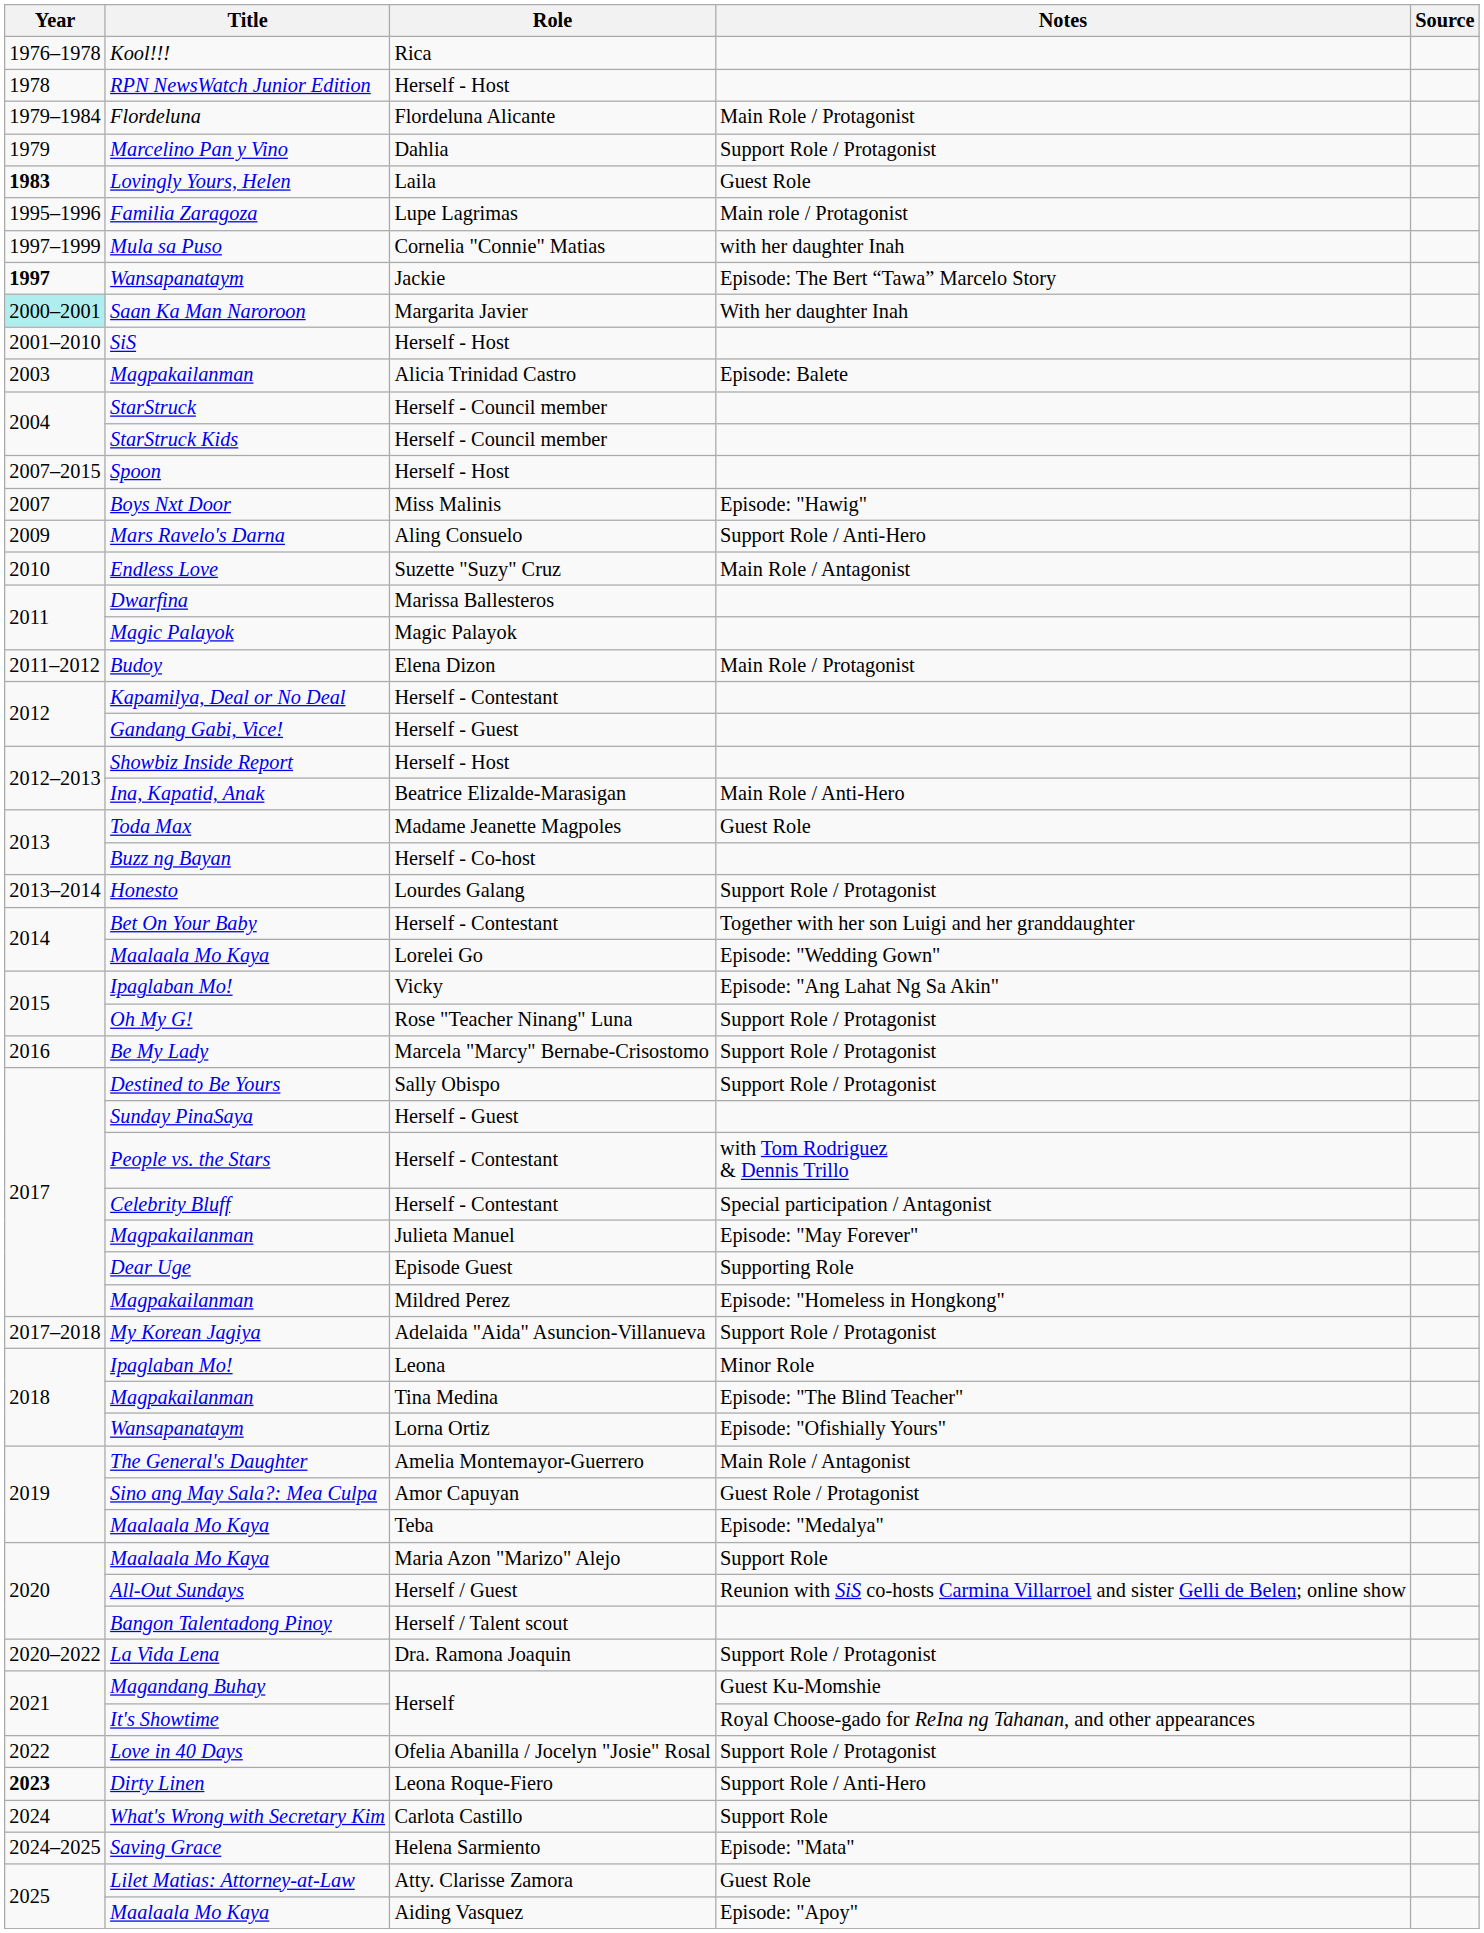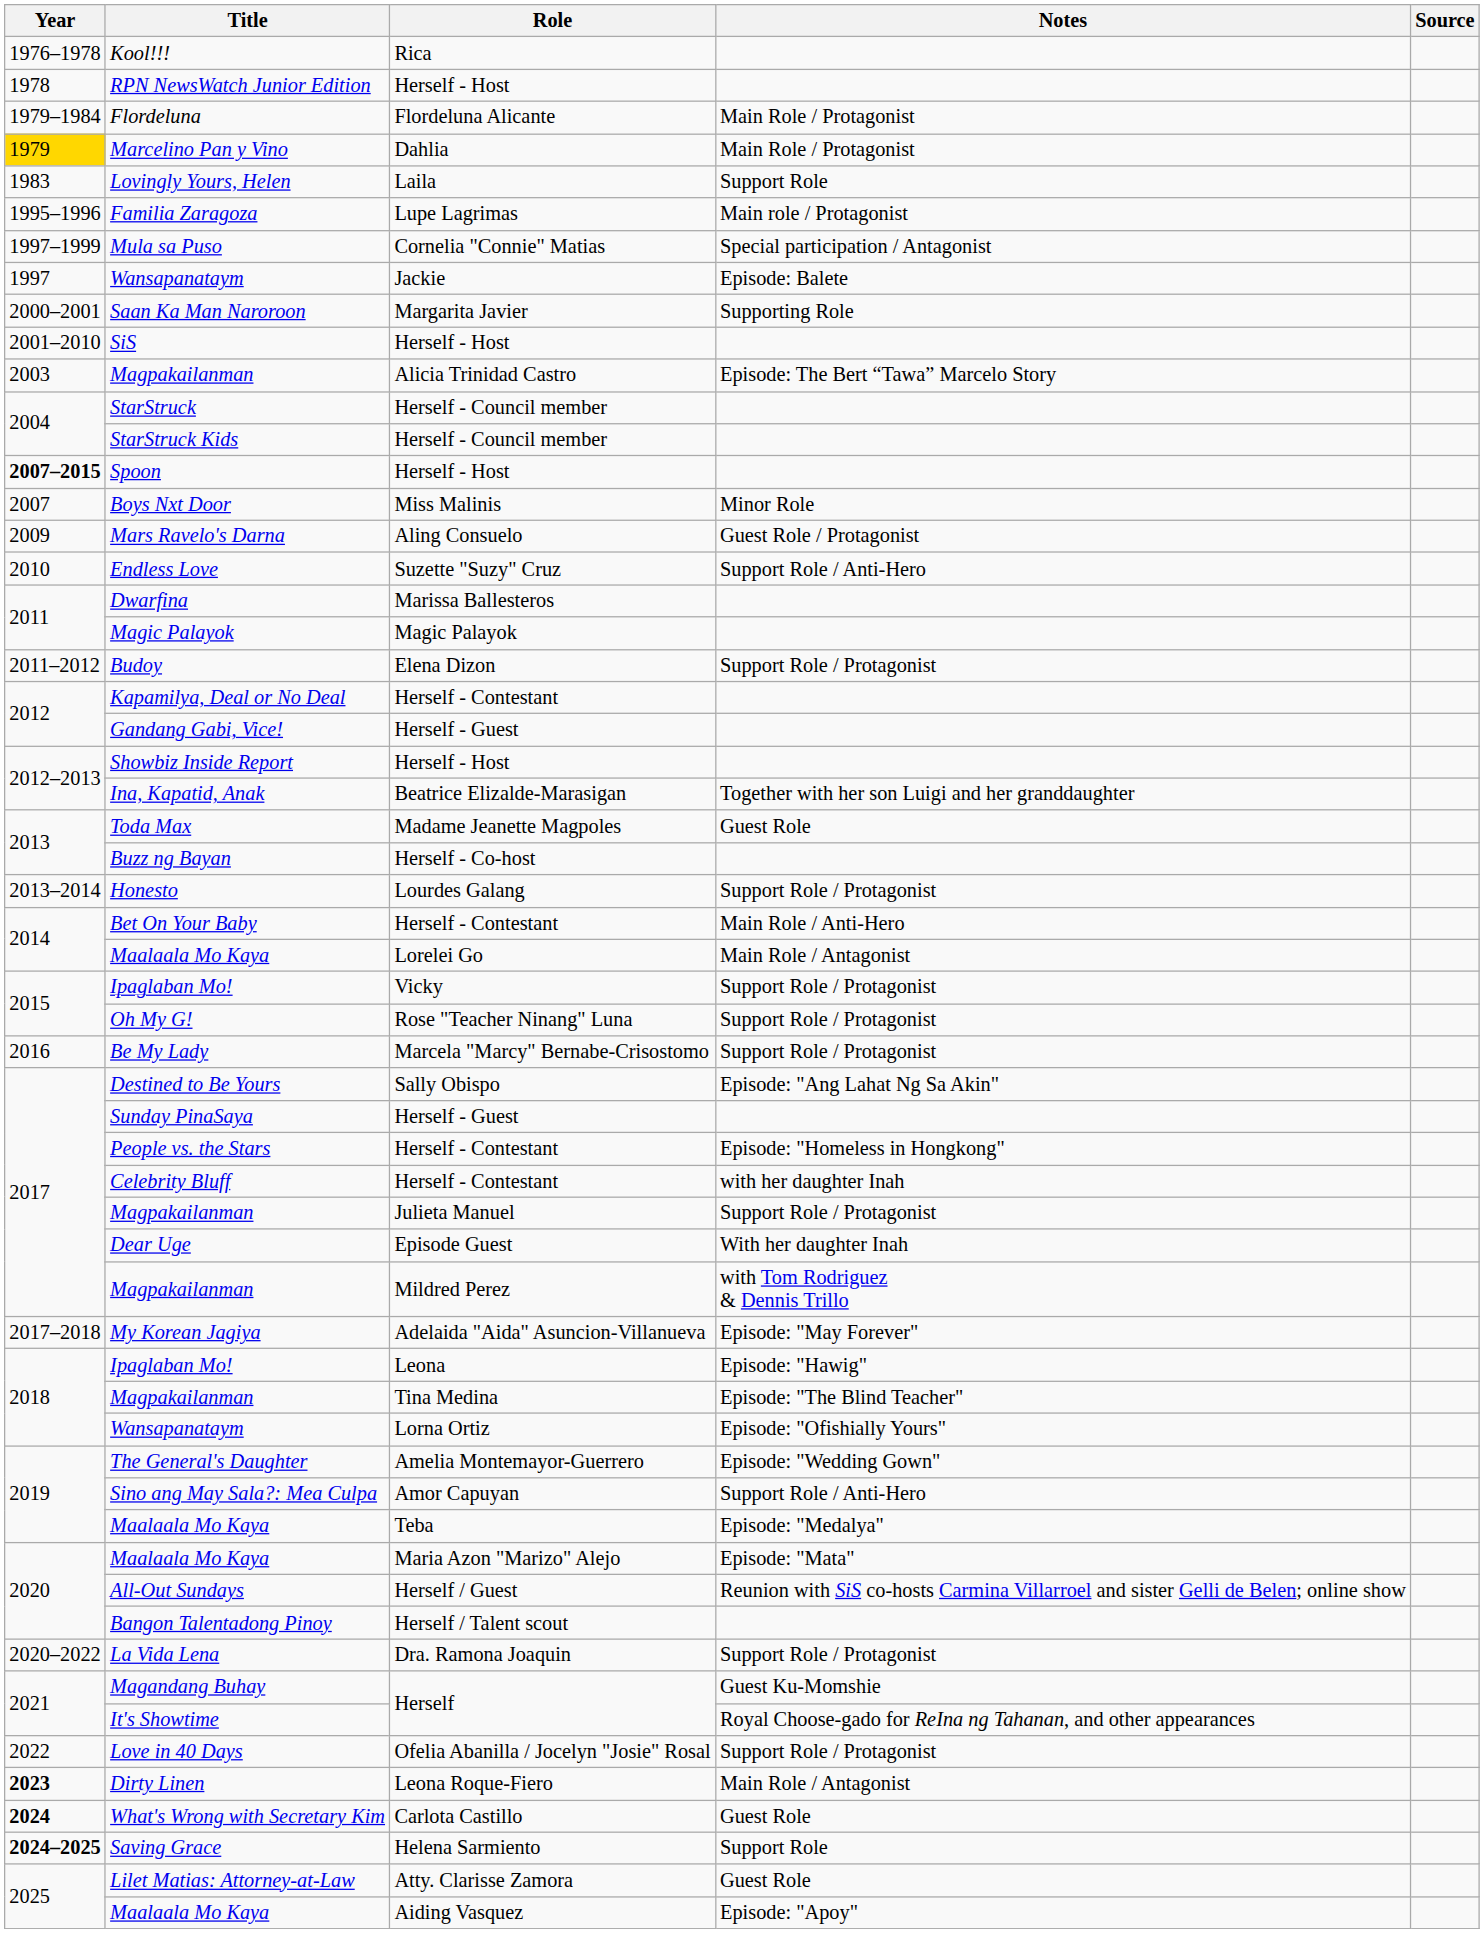(30, 149) no background -> (30, 149) gold background
(828, 149) Support Role / Protagonist -> (817, 149) Main Role / Protagonist
(30, 181) bold -> (30, 181) normal
(765, 181) Guest Role -> (774, 181) Support Role
(812, 246) with her daughter Inah -> (856, 246) Special participation / Antagonist
(30, 278) bold -> (30, 278) normal
(888, 278) Episode: The Bert “Tawa” Marcelo Story -> (784, 278) Episode: Balete
(55, 310) paleturquoise background -> (55, 310) no background
(814, 310) With her daughter Inah -> (787, 310) Supporting Role
(784, 375) Episode: Balete -> (888, 375) Episode: The Bert “Tawa” Marcelo Story
(55, 471) normal -> (55, 471) bold
(793, 504) Episode: "Hawig" -> (767, 504) Minor Role
(823, 536) Support Role / Anti-Hero -> (820, 536) Guest Role / Protagonist
(815, 568) Main Role / Antagonist -> (823, 568) Support Role / Anti-Hero
(817, 665) Main Role / Protagonist -> (828, 665) Support Role / Protagonist
(812, 794) Main Role / Anti-Hero -> (927, 794) Together with her son Luigi and her granddaughter
(927, 922) Together with her son Luigi and her granddaughter -> (812, 922) Main Role / Anti-Hero
(830, 955) Episode: "Wedding Gown" -> (815, 955) Main Role / Antagonist
(860, 987) Episode: "Ang Lahat Ng Sa Akin" -> (828, 987) Support Role / Protagonist
(828, 1084) Support Role / Protagonist -> (860, 1084) Episode: "Ang Lahat Ng Sa Akin"
(804, 1159) with Tom Rodriguez & Dennis Trillo -> (862, 1148) Episode: "Homeless in Hongkong"
(856, 1203) Special participation / Antagonist -> (812, 1180) with her daughter Inah
(819, 1235) Episode: "May Forever" -> (828, 1212) Support Role / Protagonist
(787, 1268) Supporting Role -> (814, 1245) With her daughter Inah
(862, 1300) Episode: "Homeless in Hongkong" -> (804, 1288) with Tom Rodriguez & Dennis Trillo
(828, 1332) Support Role / Protagonist -> (819, 1332) Episode: "May Forever"
(767, 1364) Minor Role -> (793, 1364) Episode: "Hawig"
(815, 1461) Main Role / Antagonist -> (830, 1461) Episode: "Wedding Gown"
(820, 1493) Guest Role / Protagonist -> (823, 1493) Support Role / Anti-Hero
(774, 1558) Support Role -> (787, 1558) Episode: "Mata"
(823, 1783) Support Role / Anti-Hero -> (815, 1783) Main Role / Antagonist
(30, 1815) normal -> (30, 1815) bold
(774, 1815) Support Role -> (765, 1815) Guest Role
(55, 1848) normal -> (55, 1848) bold
(787, 1848) Episode: "Mata" -> (774, 1848) Support Role
